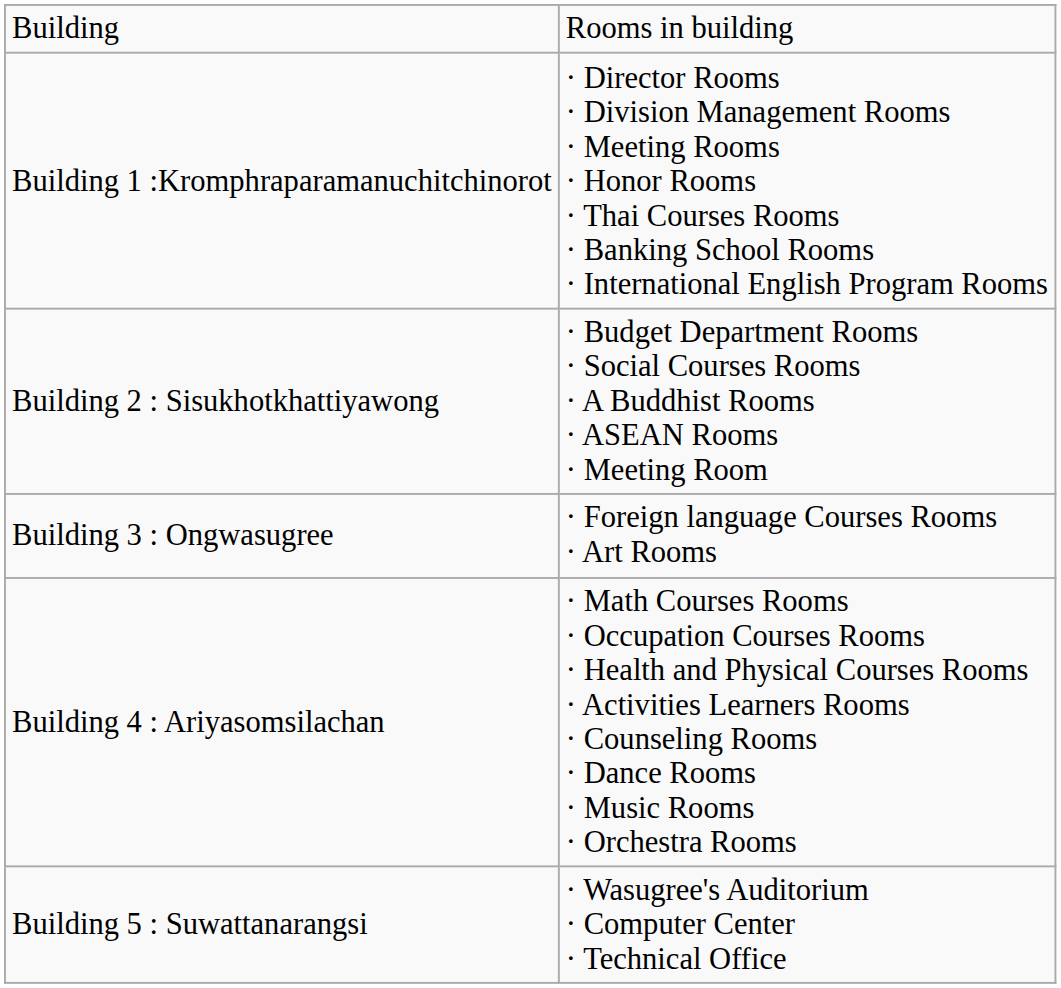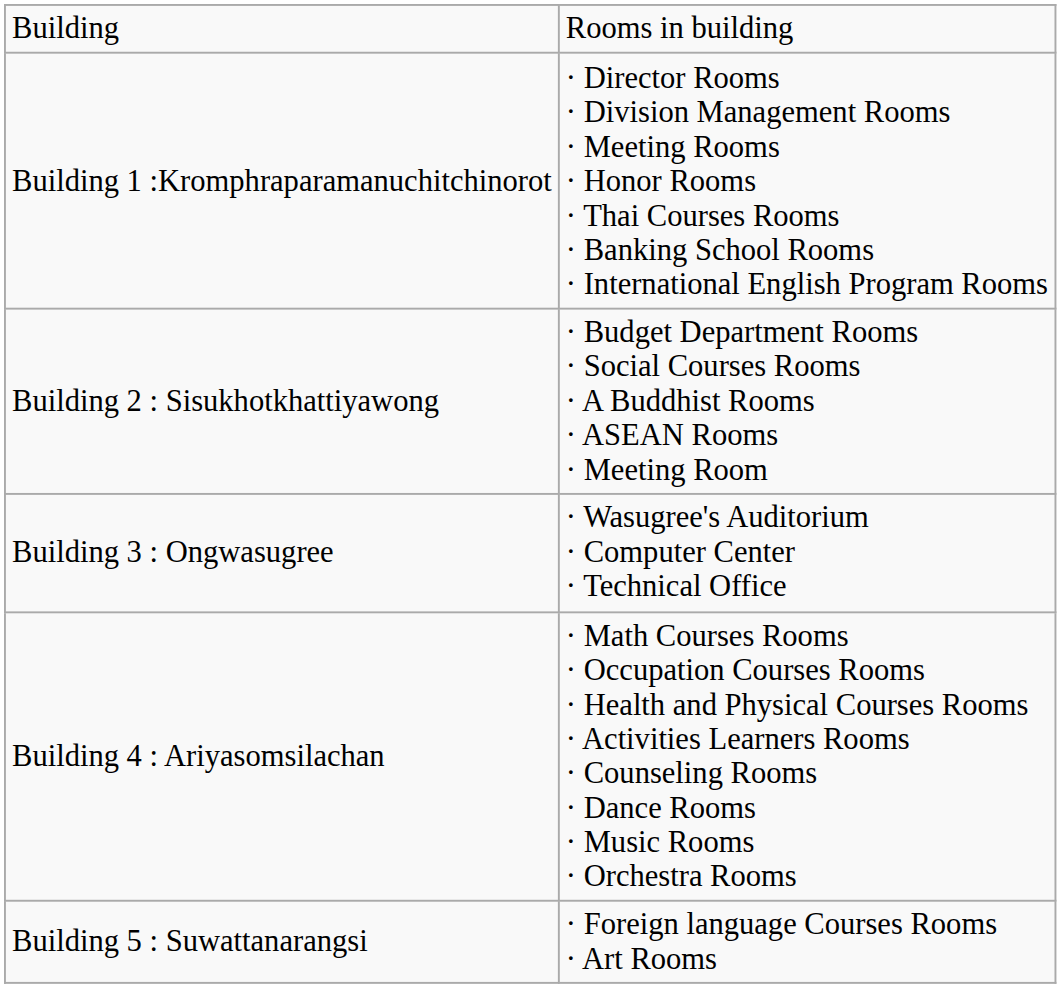(781, 535) · Foreign language Courses Rooms · Art Rooms -> (717, 552) · Wasugree's Auditorium · Computer Center · Technical Office
(717, 924) · Wasugree's Auditorium · Computer Center · Technical Office -> (781, 941) · Foreign language Courses Rooms · Art Rooms
